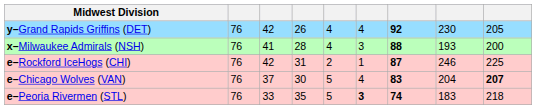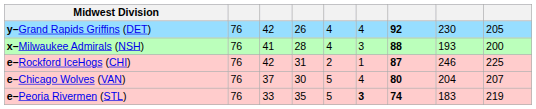(396, 79) 83 -> (396, 79) 80
(495, 79) bold -> (495, 79) normal
(495, 96) 218 -> (495, 96) 219
